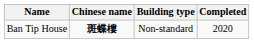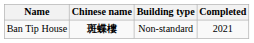(223, 29) 2020 -> (223, 29) 2021
